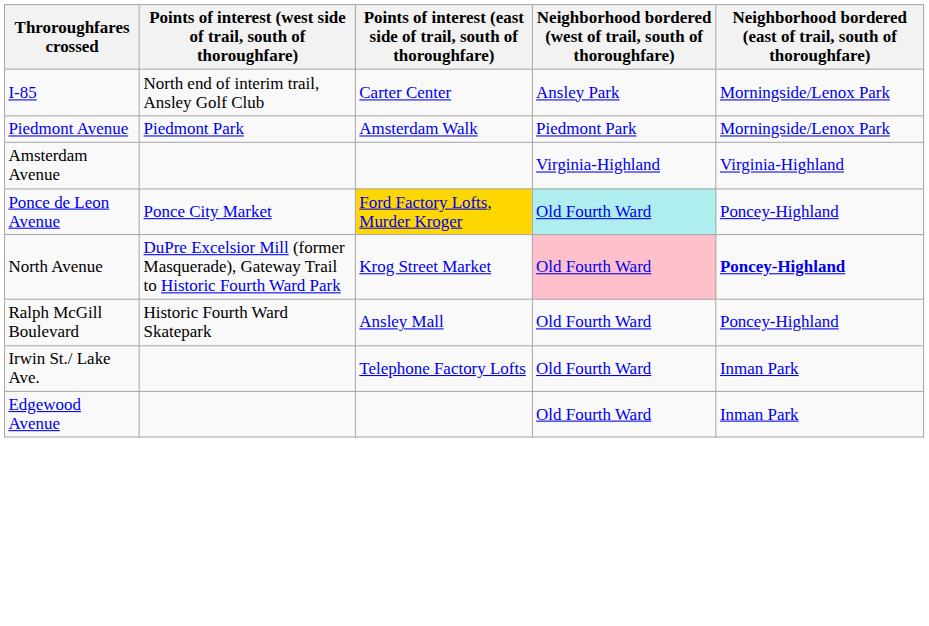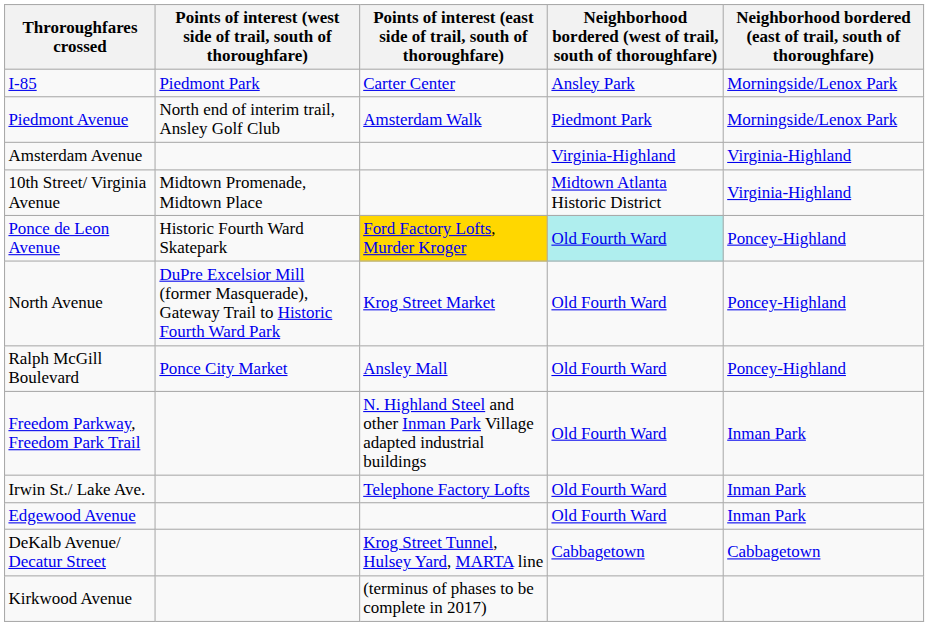(231, 92) North end of interim trail, Ansley Golf Club -> (210, 83) Piedmont Park
(194, 128) Piedmont Park -> (247, 119) North end of interim trail, Ansley Golf Club
+ row: (77, 192)
(208, 211) Ponce City Market -> (232, 238) Historic Fourth Ward Skatepark
(594, 266) pink background -> (609, 303) no background
(783, 266) bold -> (787, 303) normal
(216, 322) Historic Fourth Ward Skatepark -> (223, 368) Ponce City Market
+ row: (74, 433)
+ row: (65, 552)
+ row: (70, 598)
